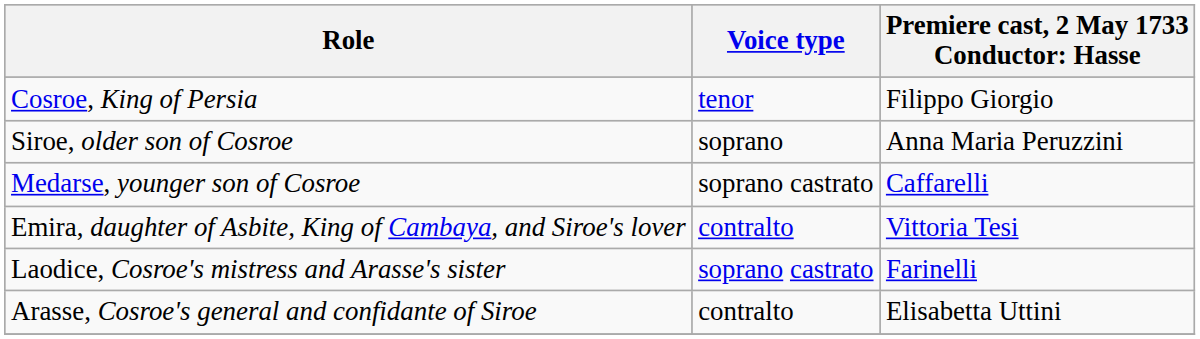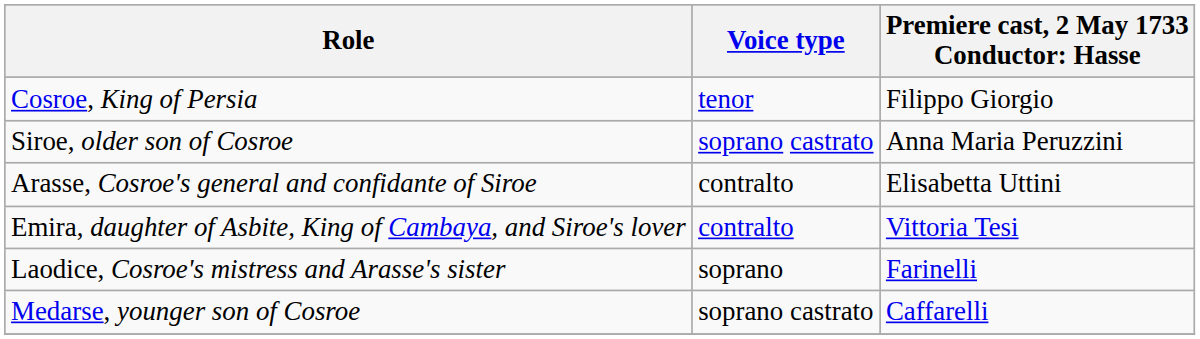(741, 141) soprano -> (786, 141) soprano castrato
rows swapped: (186, 183) <-> (274, 311)
(786, 269) soprano castrato -> (741, 269) soprano
